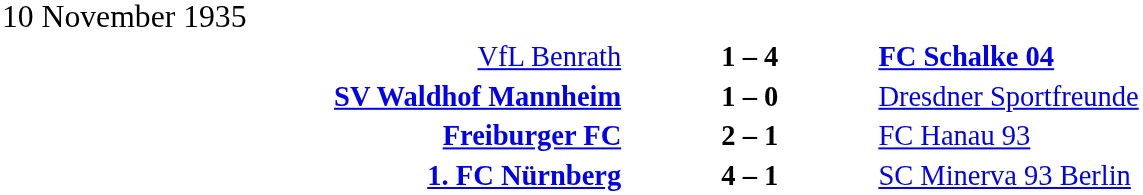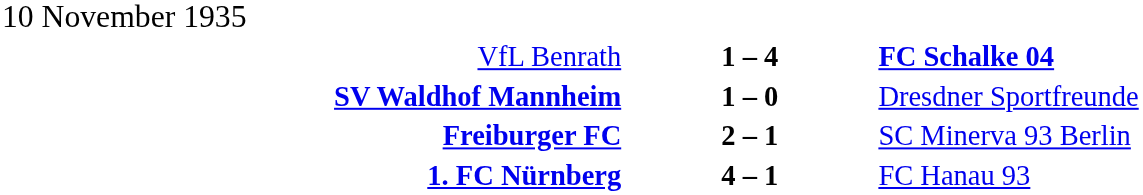(954, 136) FC Hanau 93 -> (1005, 136) SC Minerva 93 Berlin
(1005, 175) SC Minerva 93 Berlin -> (954, 175) FC Hanau 93
